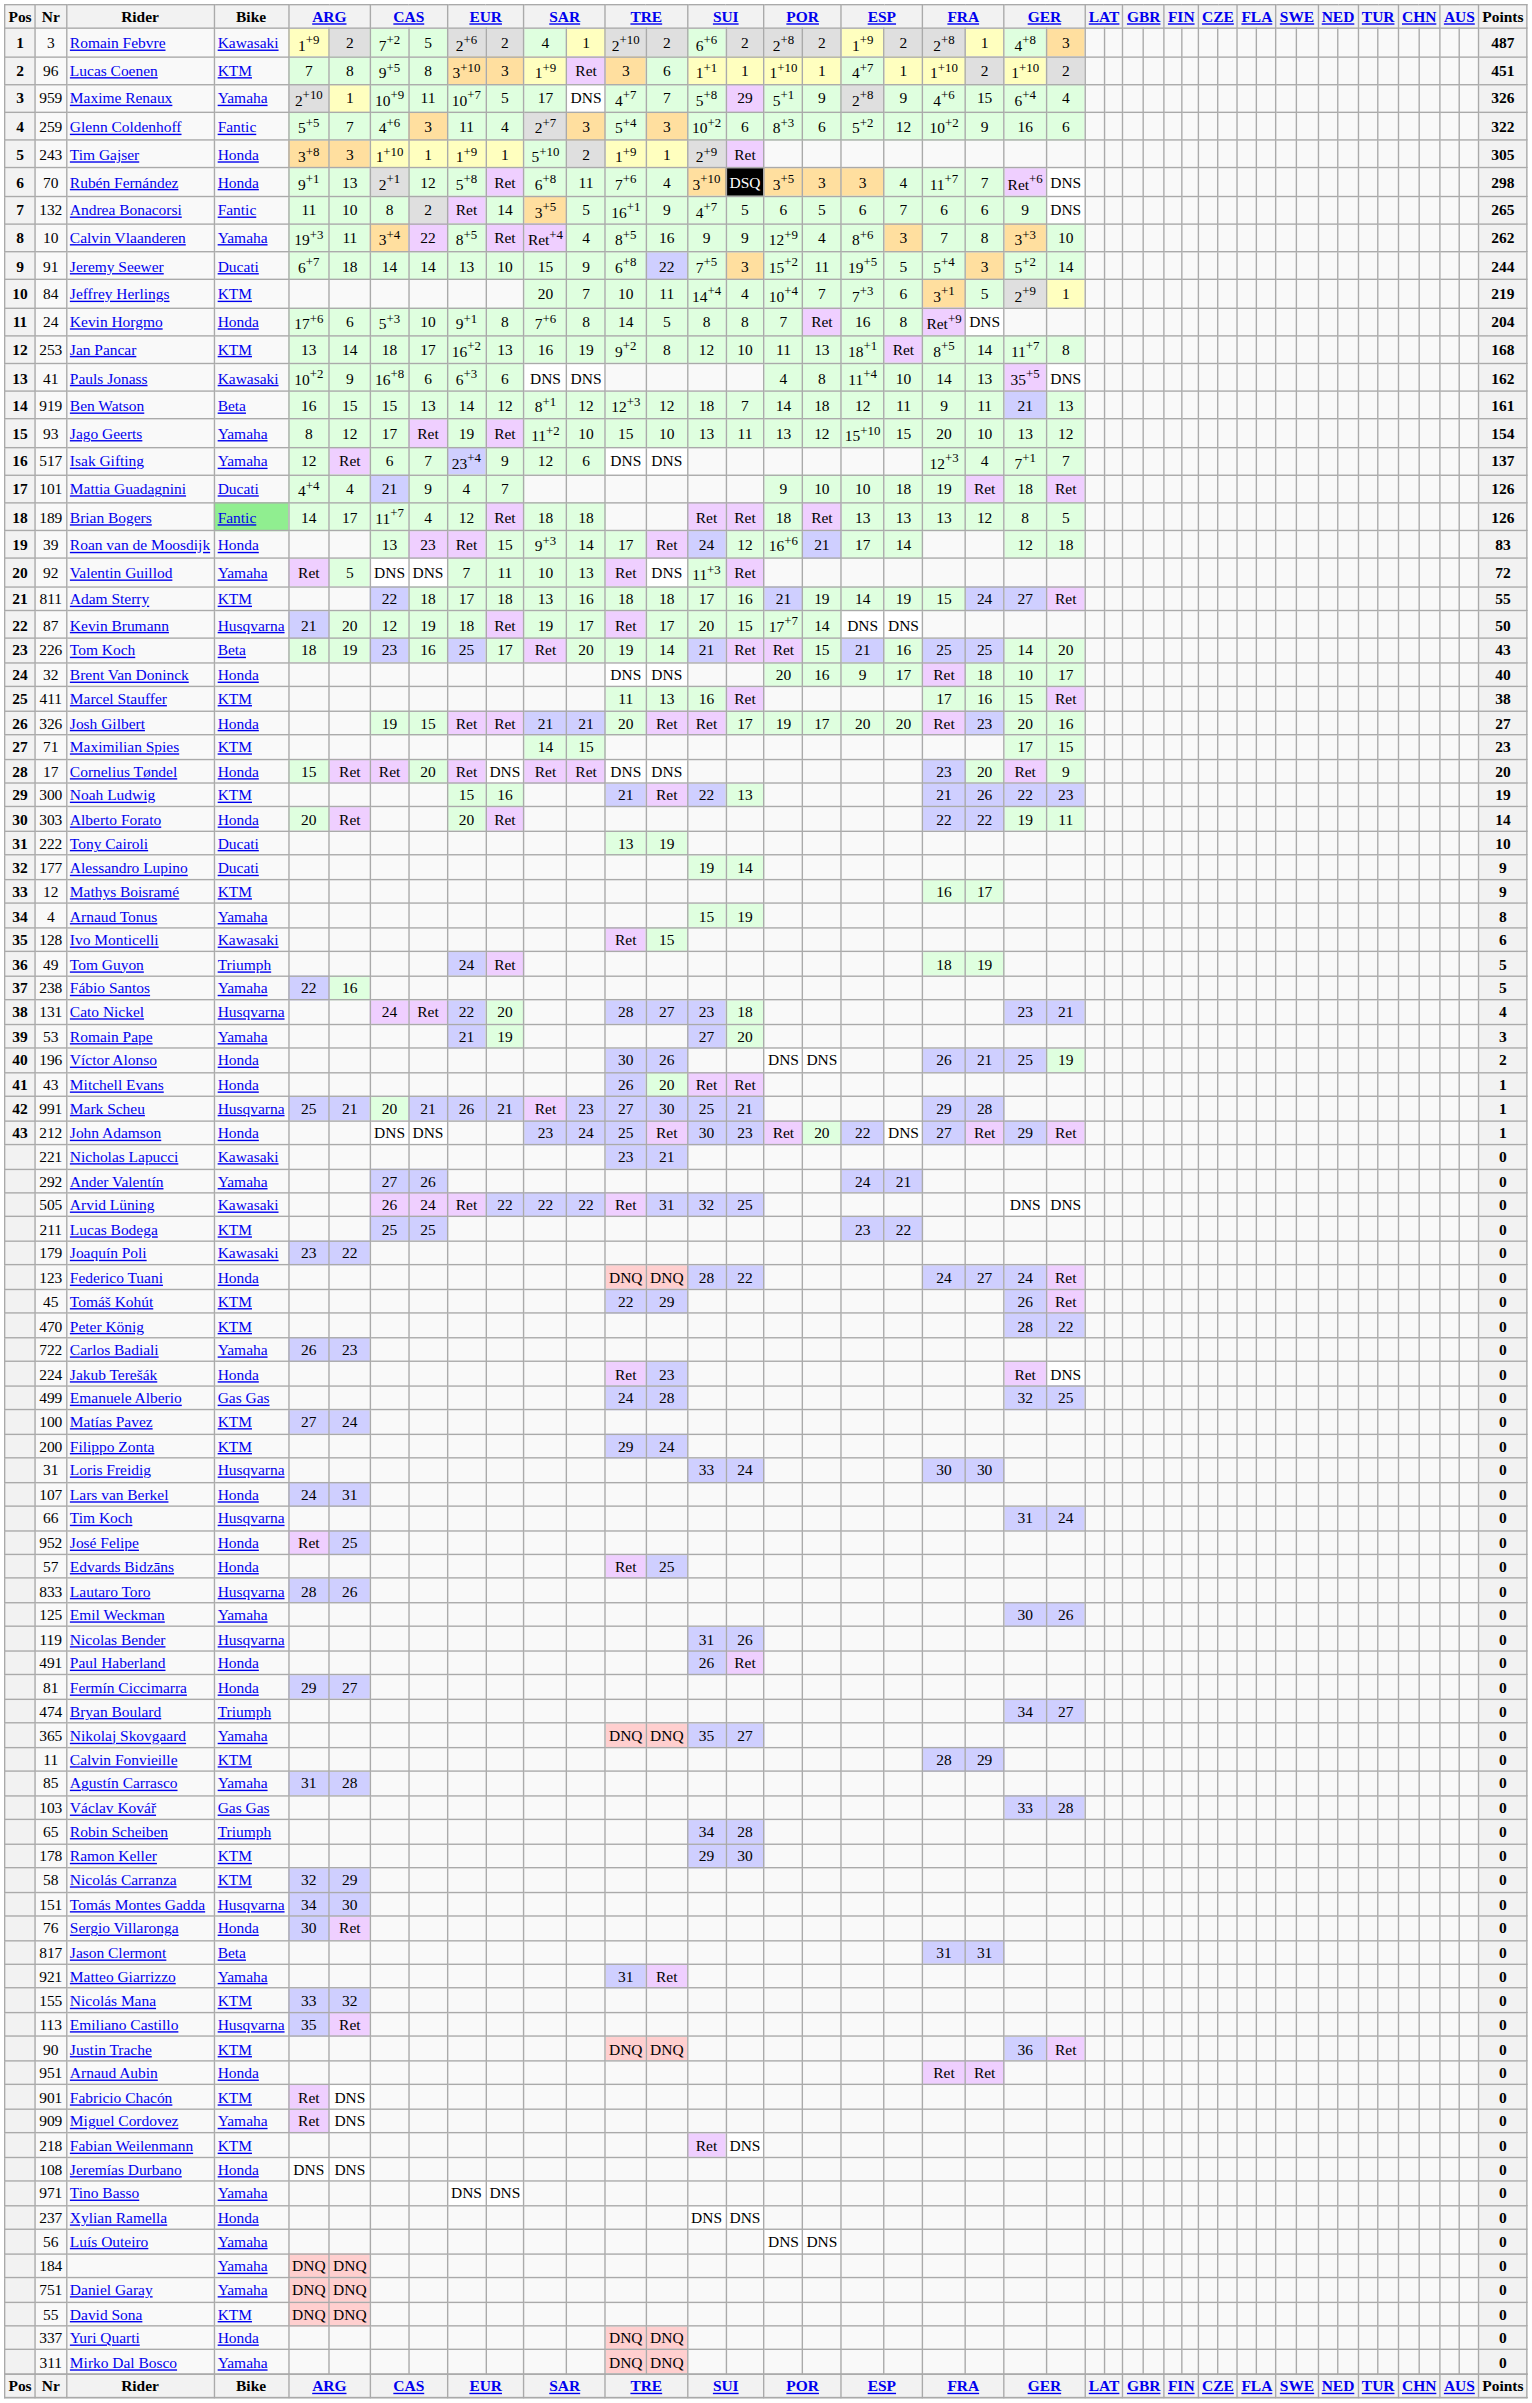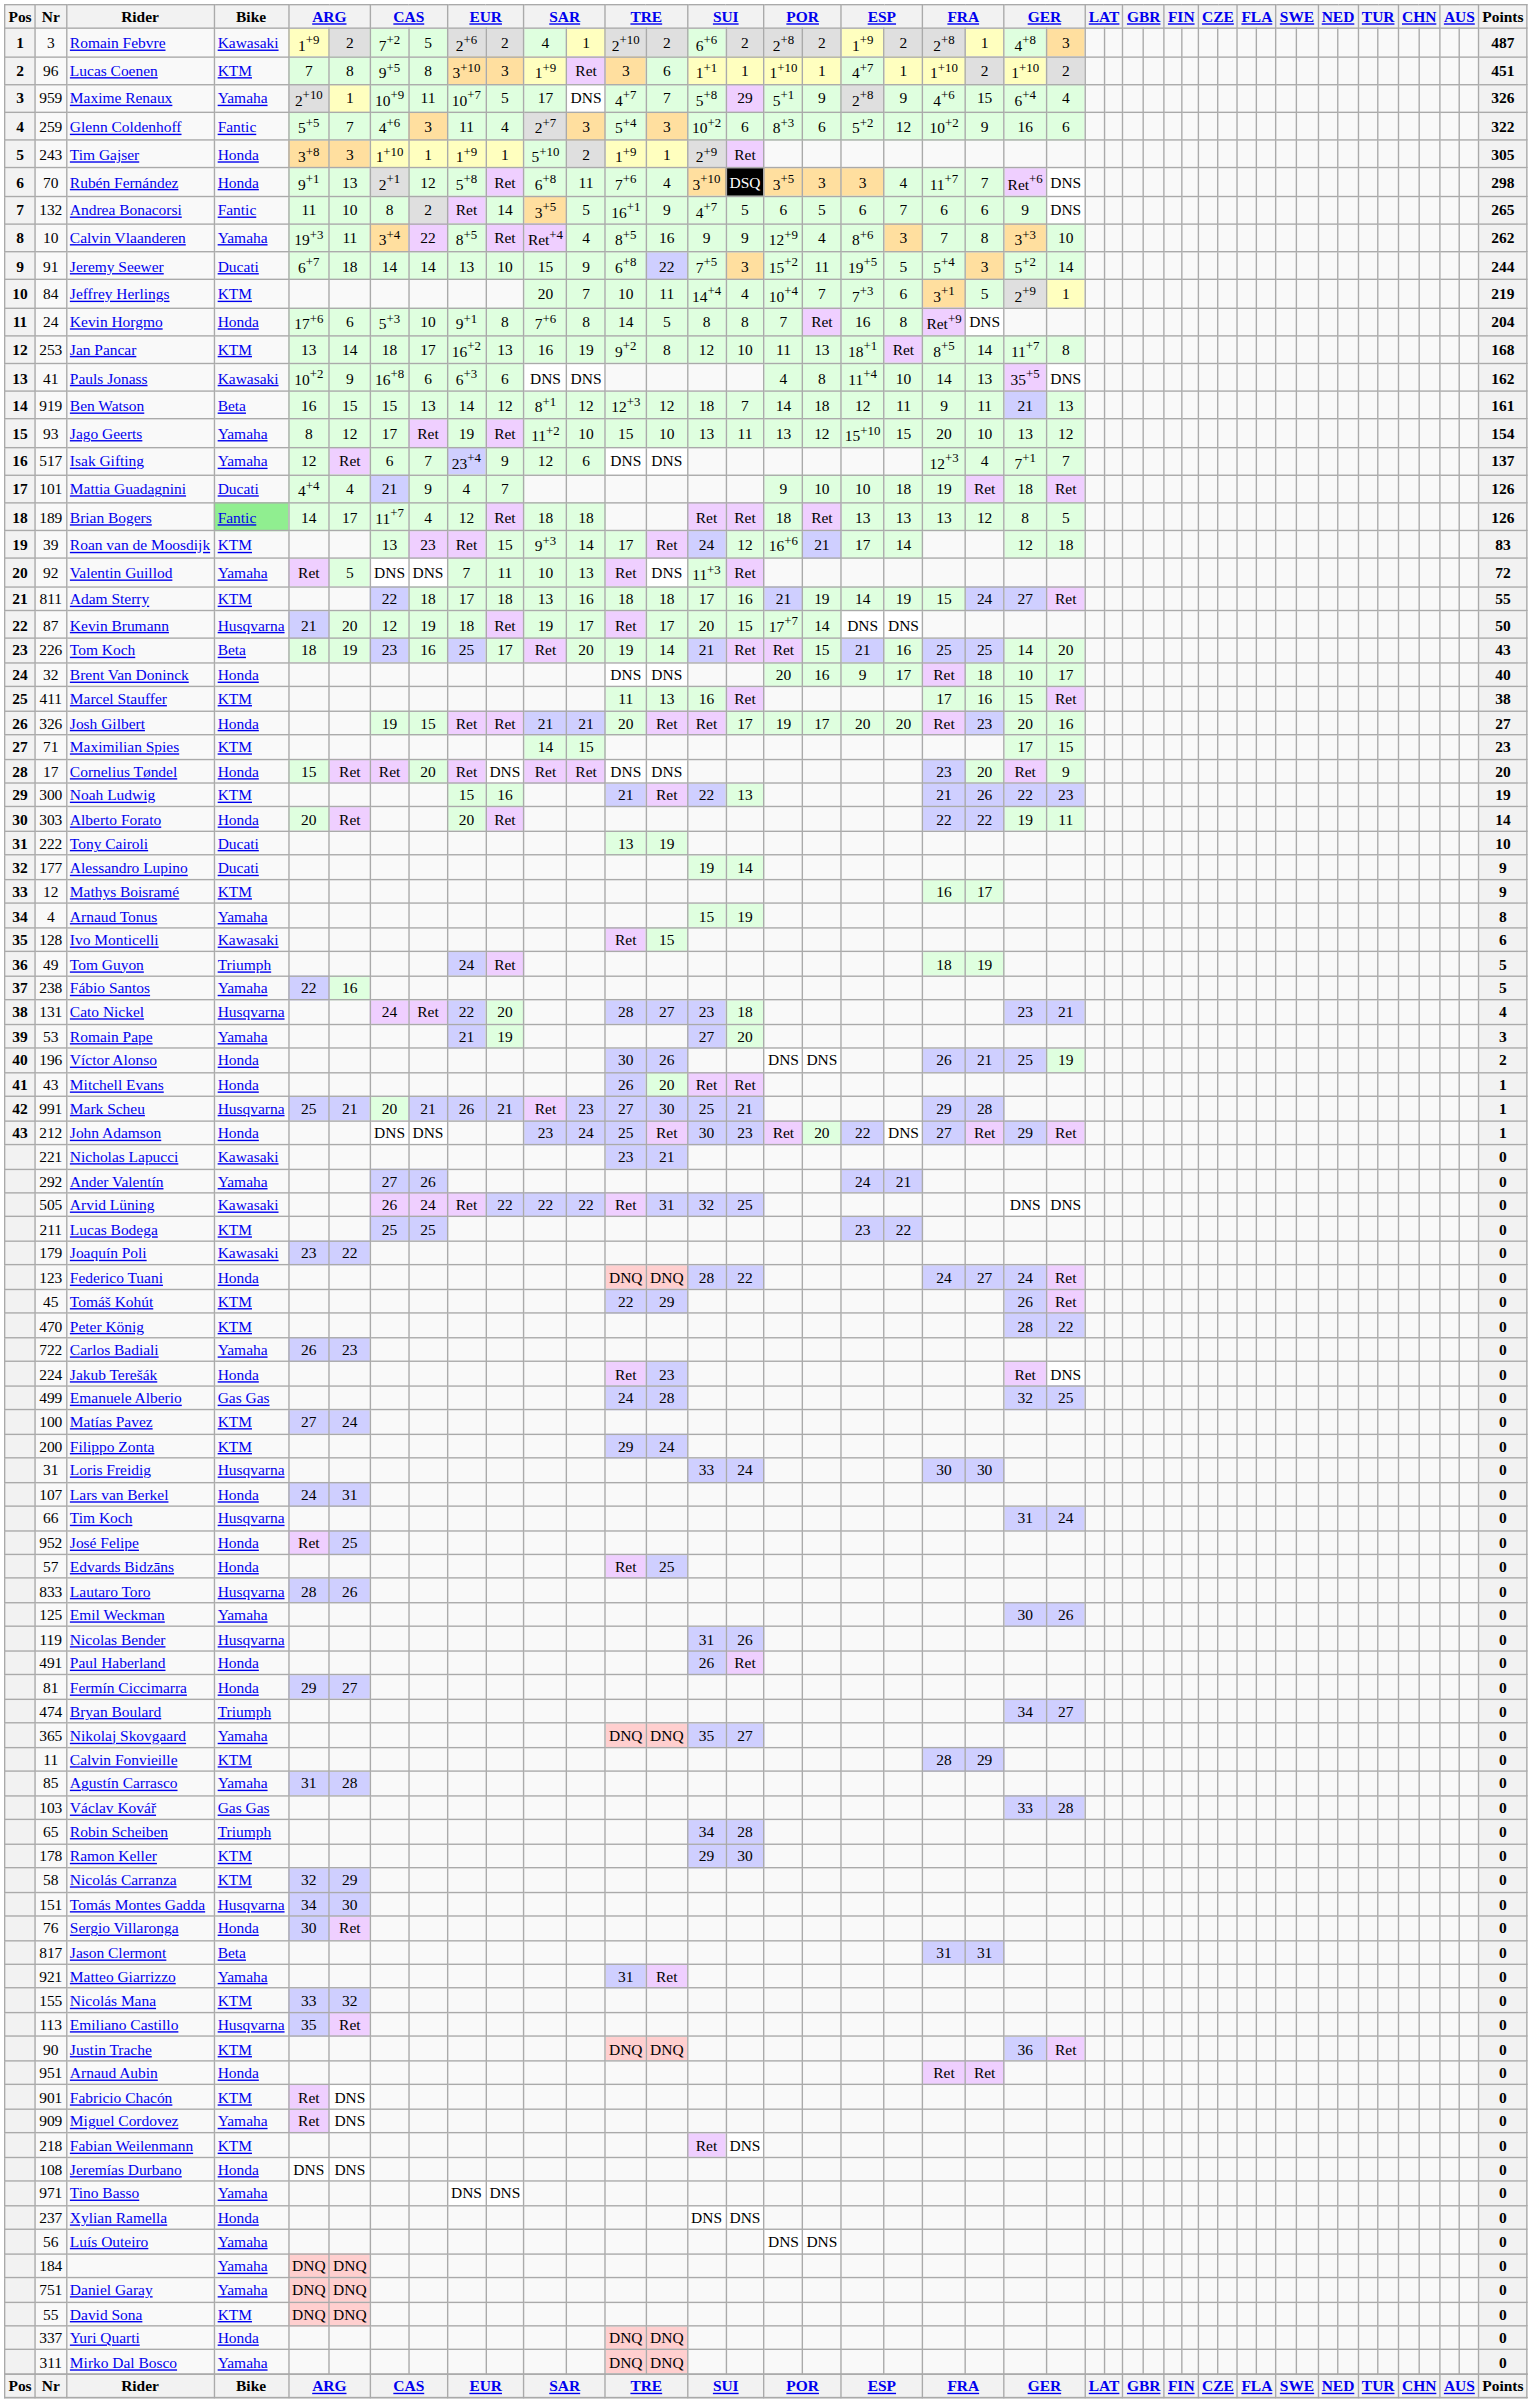(238, 545) Honda -> (235, 545) KTM
